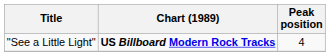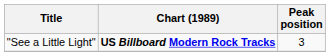(302, 42) 4 -> (302, 42) 3
